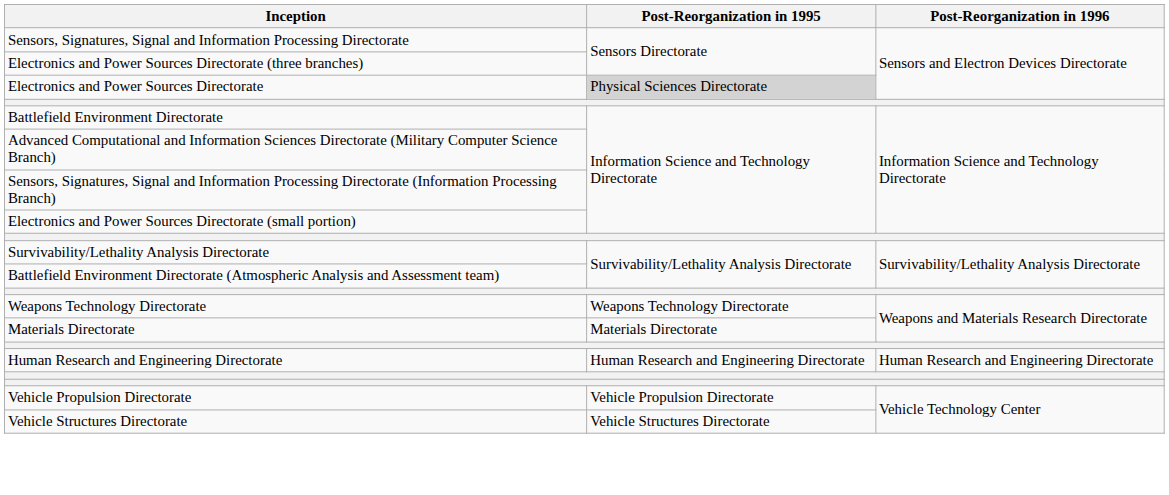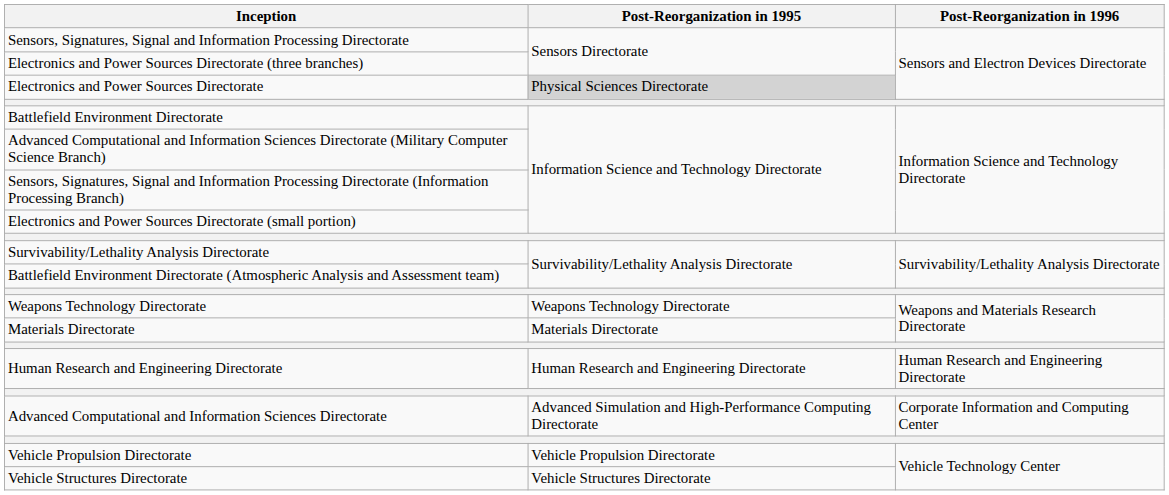+ row: (197, 415)
